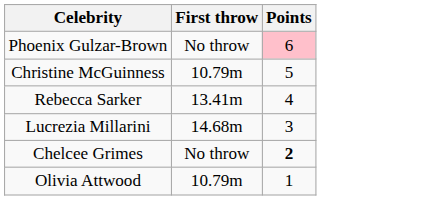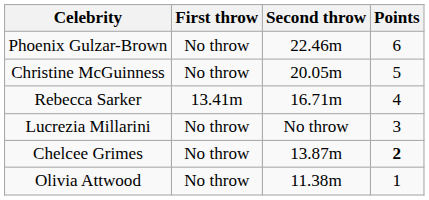+ column: (316, 18)
(289, 45) pink background -> (397, 45) no background
(217, 72) 10.79m -> (217, 72) No throw
(217, 126) 14.68m -> (217, 126) No throw
(217, 180) 10.79m -> (217, 180) No throw
